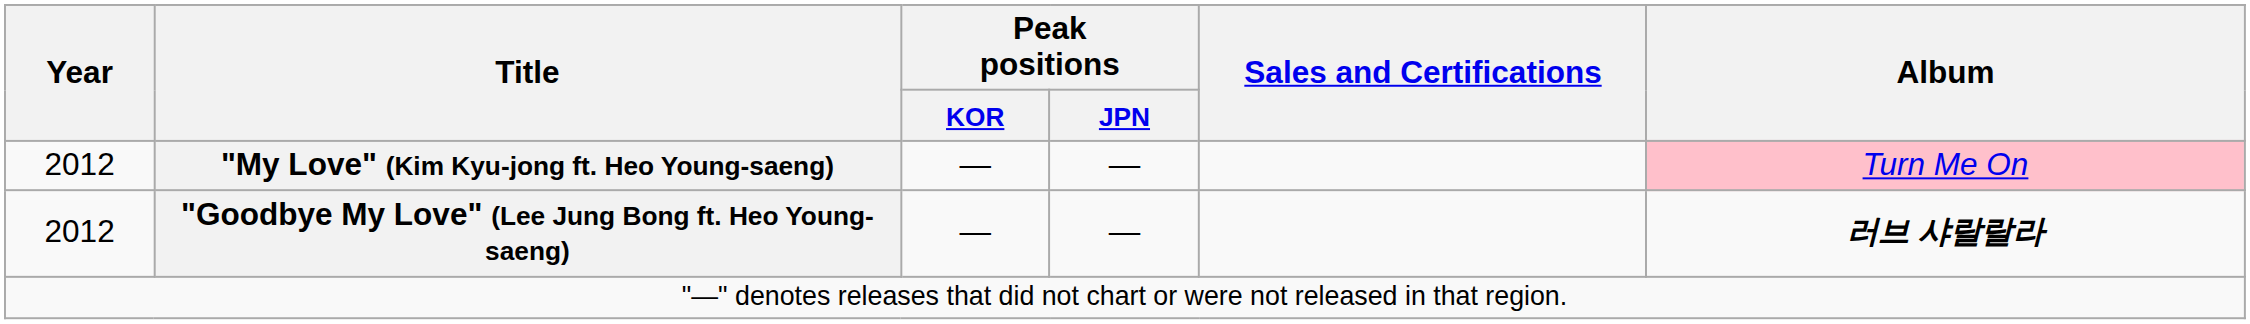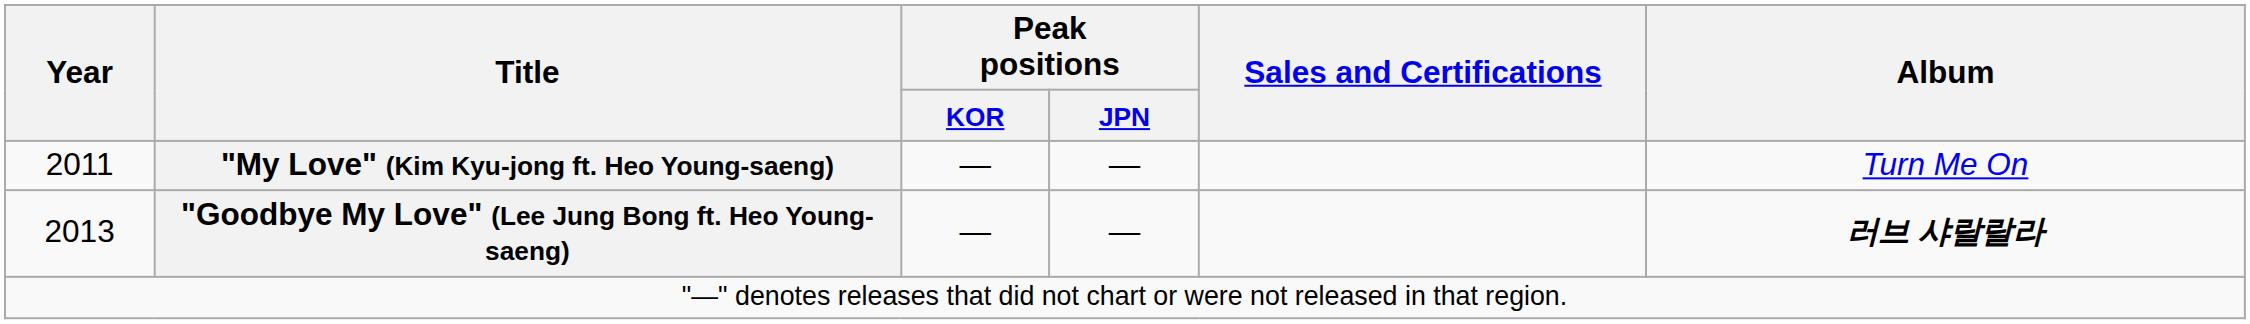(80, 164) 2012 -> (80, 164) 2011
(1945, 164) pink background -> (1945, 164) no background
(80, 232) 2012 -> (80, 232) 2013
